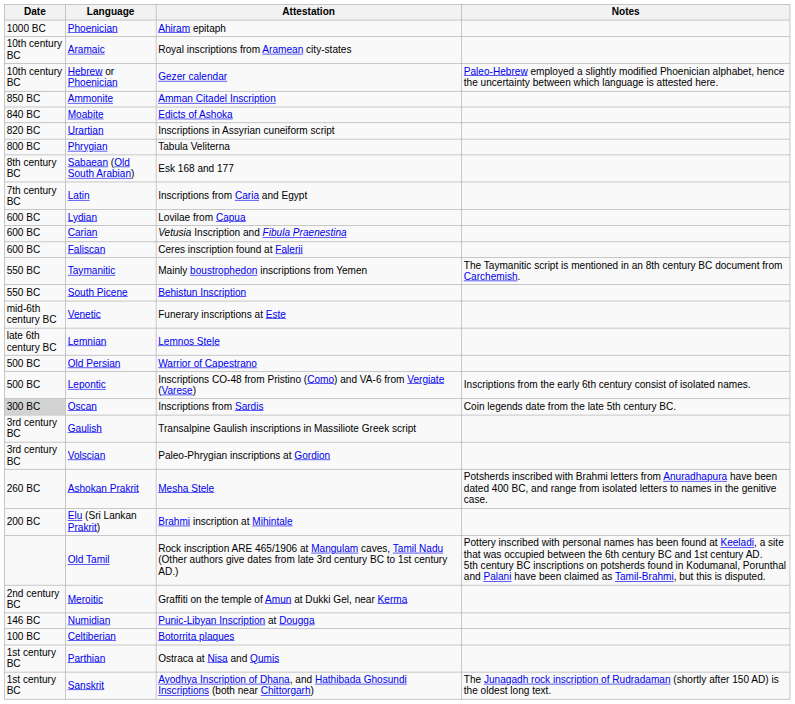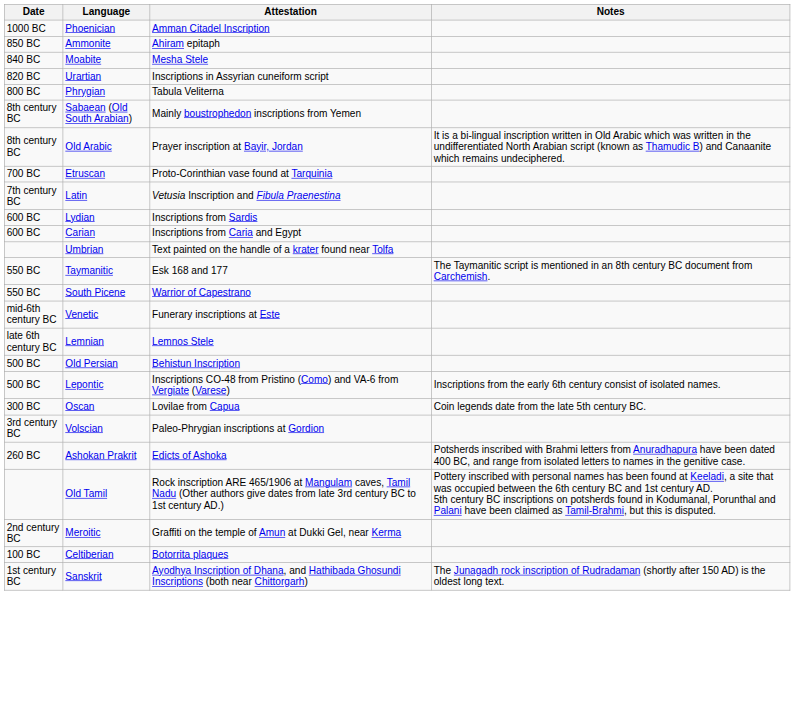(192, 28) Ahiram epitaph -> (211, 28) Amman Citadel Inscription
- row: (86, 50)
- row: (93, 77)
(217, 99) Amman Citadel Inscription -> (186, 44) Ahiram epitaph
(195, 115) Edicts of Ashoka -> (180, 60) Mesha Stele
(196, 168) Esk 168 and 177 -> (257, 114) Mainly boustrophedon inscriptions from Yemen
+ row: (89, 147)
+ row: (85, 174)
(233, 196) Inscriptions from Caria and Egypt -> (246, 196) Vetusia Inscription and Fibula Praenestina
(202, 217) Lovilae from Capua -> (205, 217) Inscriptions from Sardis
(252, 233) Vetusia Inscription and Fibula Praenestina -> (227, 233) Inscriptions from Caria and Egypt
- row: (86, 249)
+ row: (84, 249)
(263, 271) Mainly boustrophedon inscriptions from Yemen -> (190, 271) Esk 168 and 177
(202, 293) Behistun Inscription -> (201, 293) Warrior of Capestrano
(208, 363) Warrior of Capestrano -> (196, 363) Behistun Inscription
(23, 406) lightgrey background -> (23, 406) no background
(211, 406) Inscriptions from Sardis -> (196, 406) Lovilae from Capua
- row: (85, 428)
(186, 488) Mesha Stele -> (189, 455) Edicts of Ashoka
- row: (102, 521)
- row: (89, 620)
- row: (86, 658)
